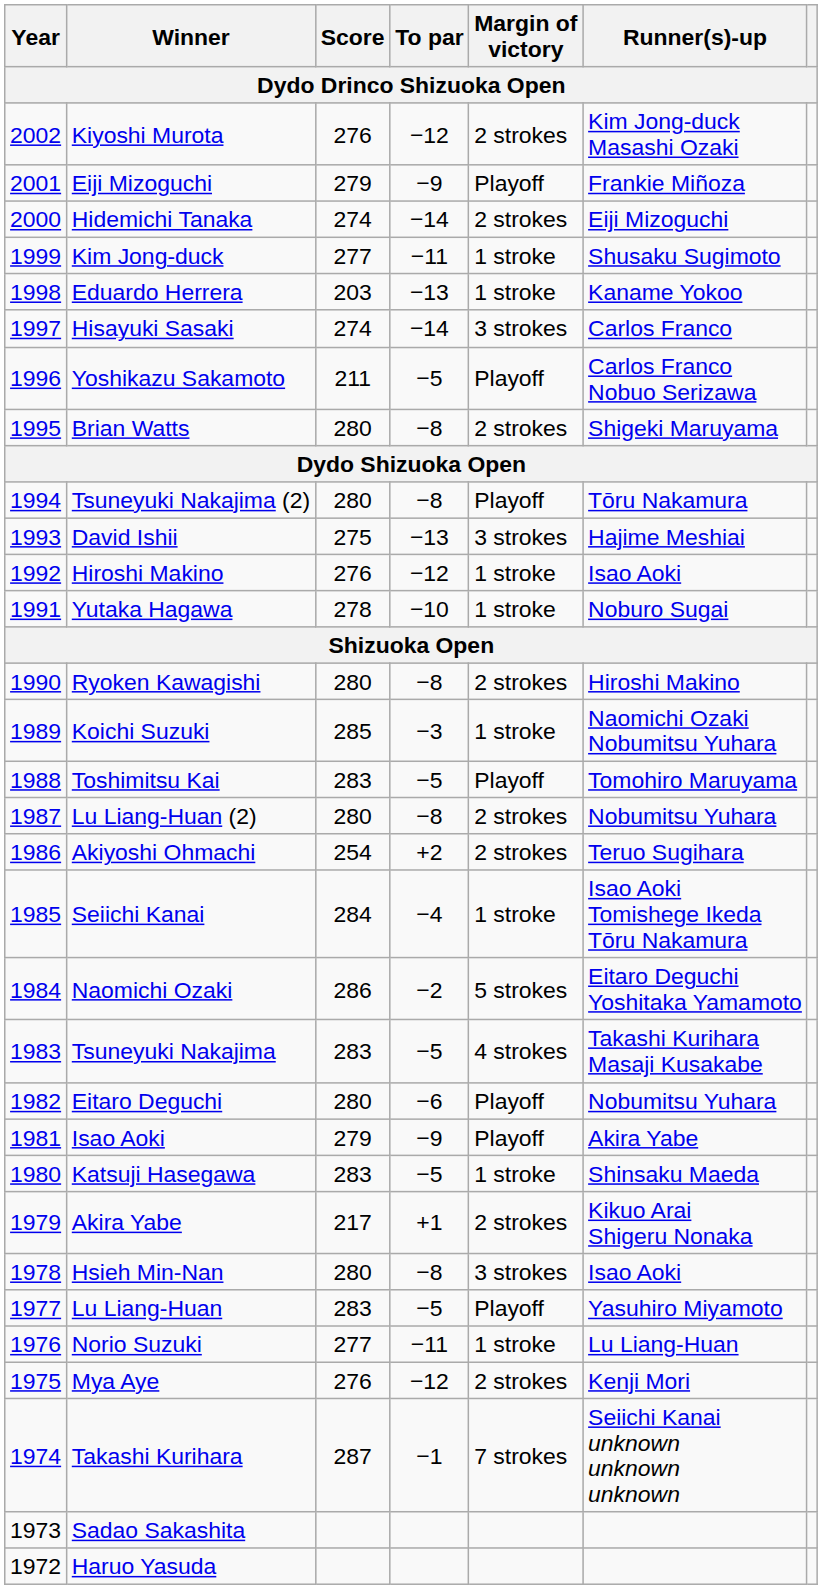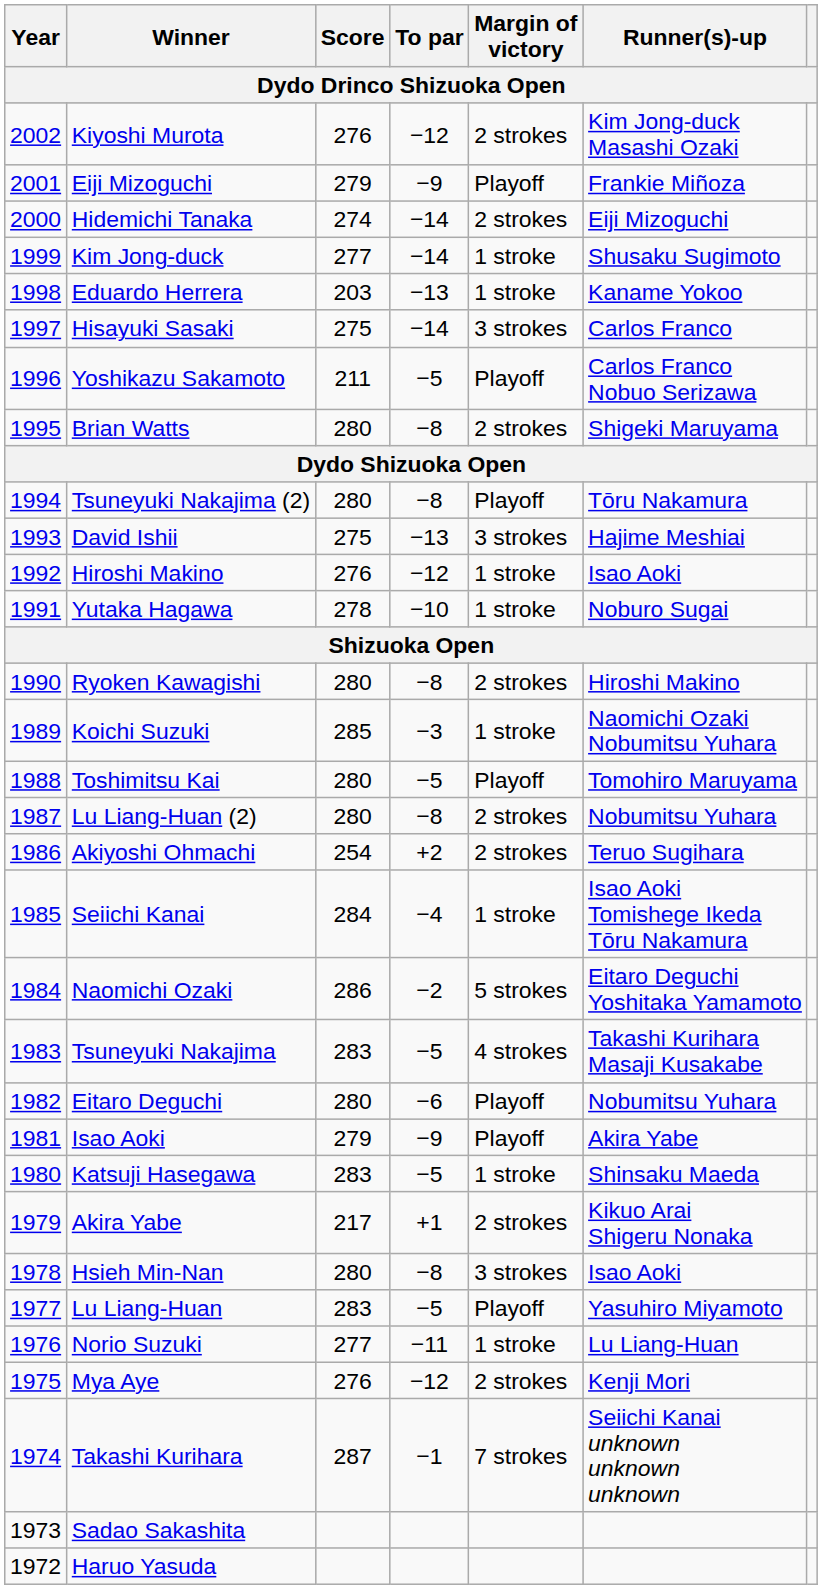(429, 256) −11 -> (429, 256) −14
(353, 329) 274 -> (353, 329) 275
(353, 780) 283 -> (353, 780) 280
